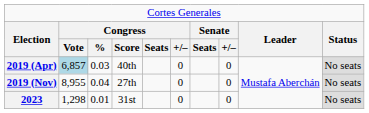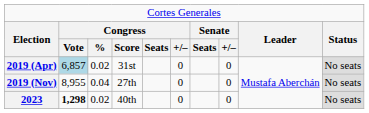(100, 64) 0.03 -> (100, 64) 0.02
(127, 64) 40th -> (127, 64) 31st
(73, 99) normal -> (73, 99) bold
(100, 99) 0.01 -> (100, 99) 0.02
(127, 99) 31st -> (127, 99) 40th
